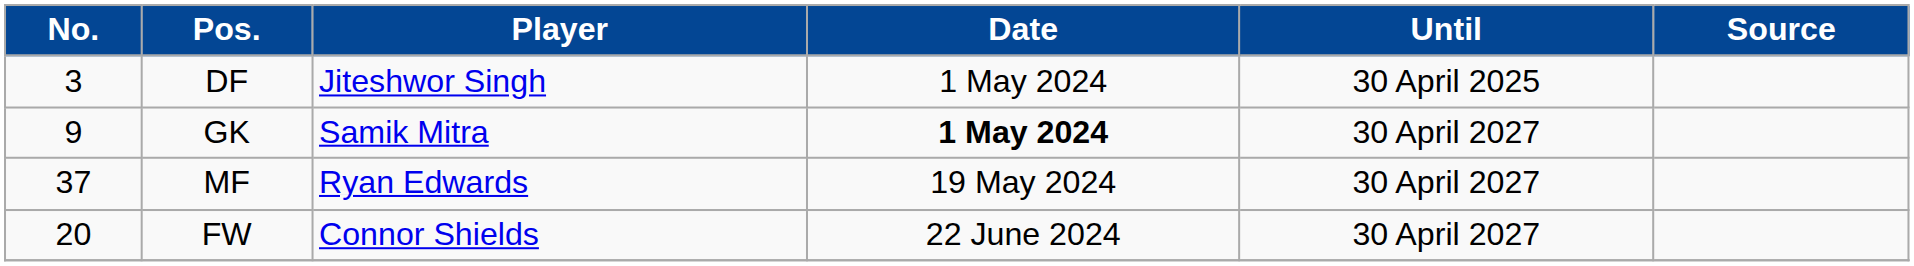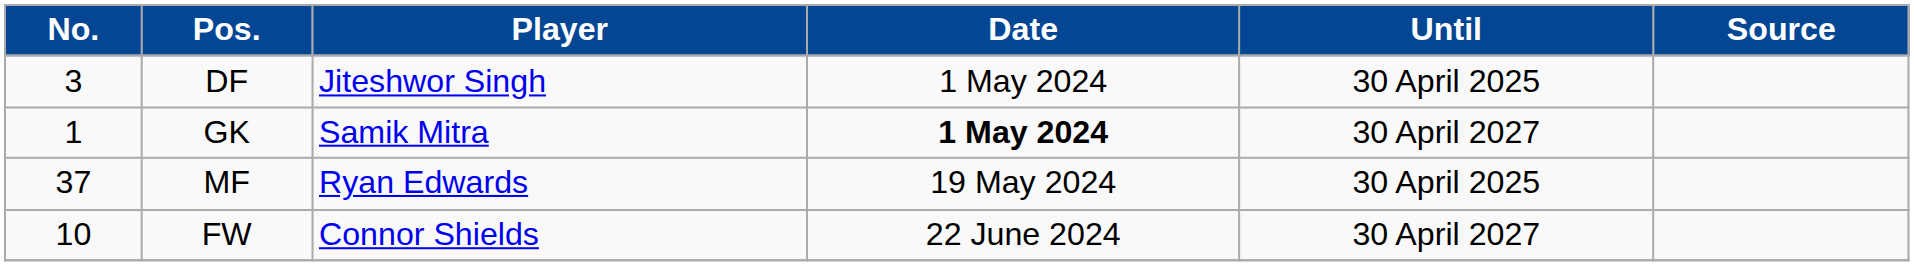(73, 132) 9 -> (73, 132) 1
(1446, 183) 30 April 2027 -> (1446, 183) 30 April 2025
(73, 234) 20 -> (73, 234) 10
